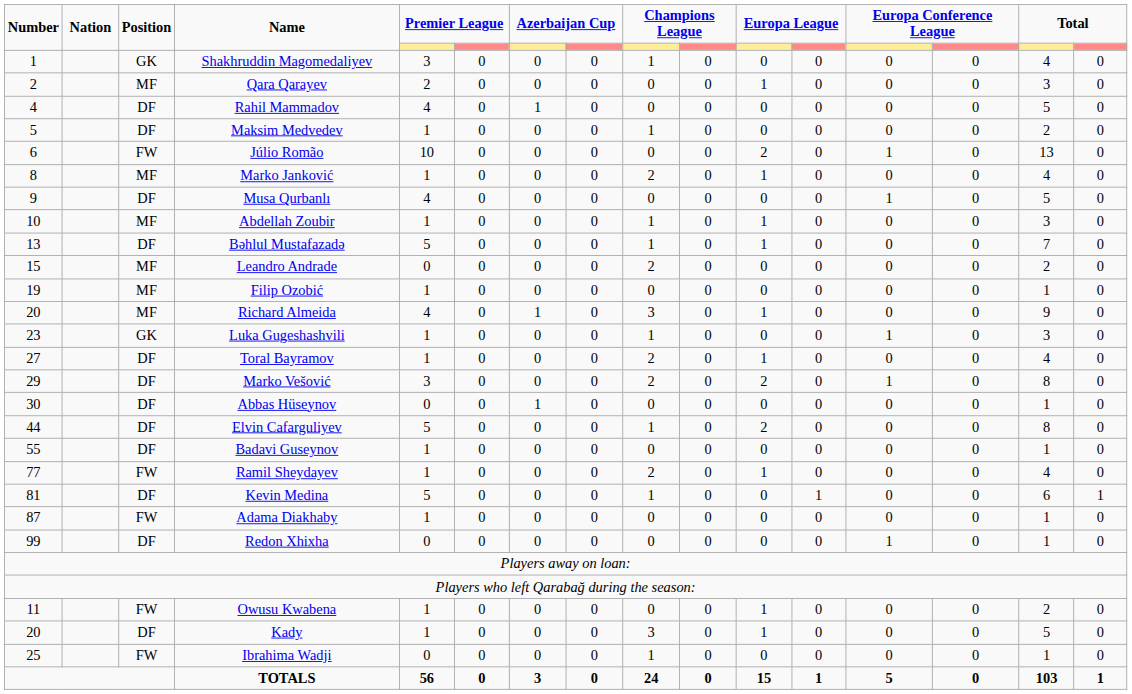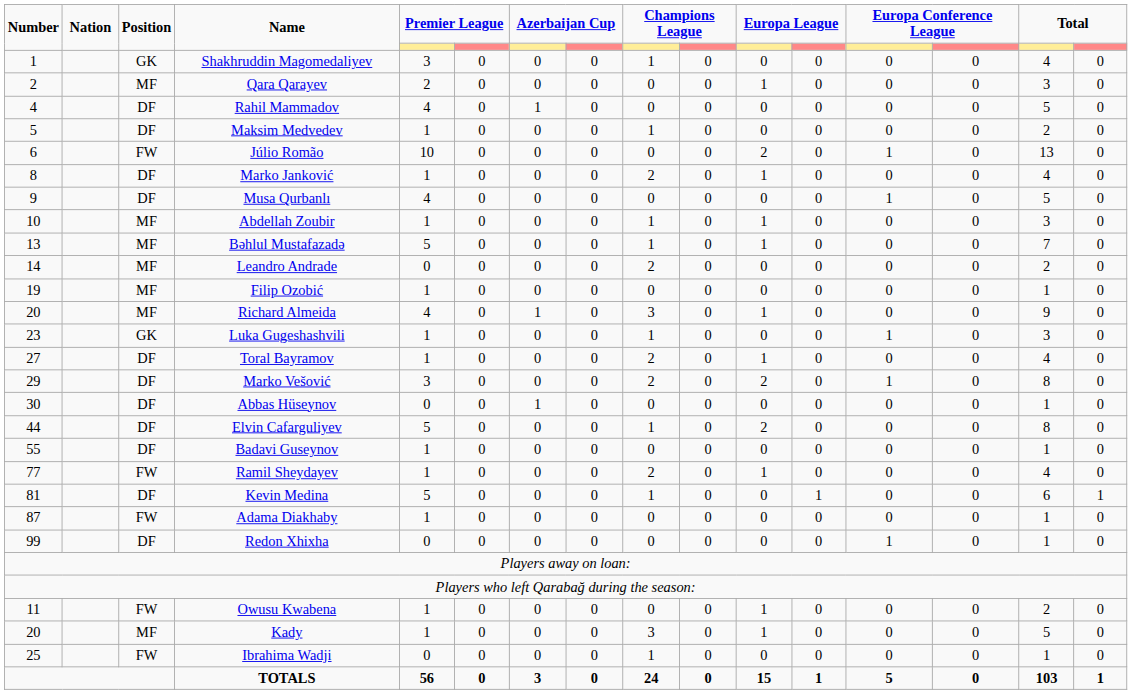(147, 175) MF -> (147, 175) DF
(147, 244) DF -> (147, 244) MF
(33, 267) 15 -> (33, 267) 14
(147, 632) DF -> (147, 632) MF
